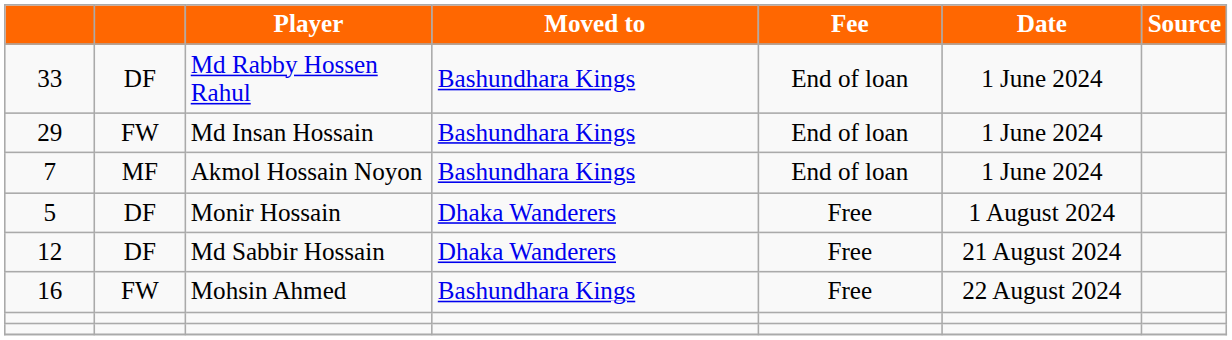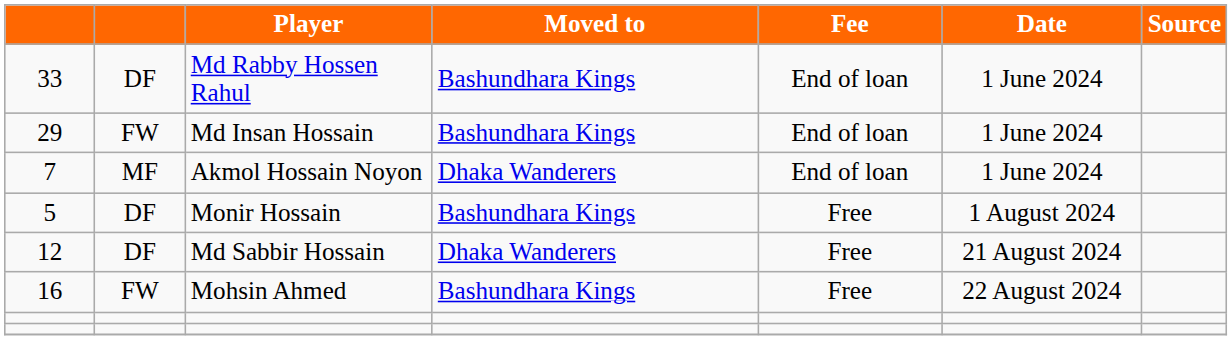(537, 172) Bashundhara Kings -> (527, 172) Dhaka Wanderers
(527, 212) Dhaka Wanderers -> (537, 212) Bashundhara Kings
